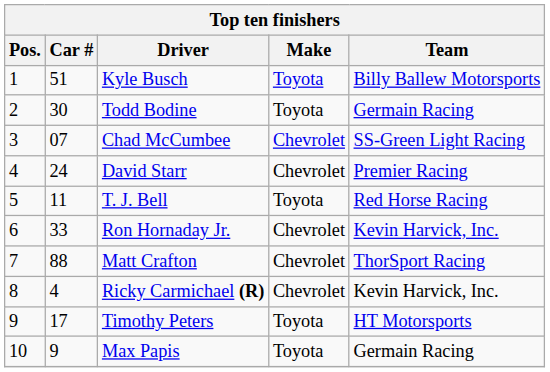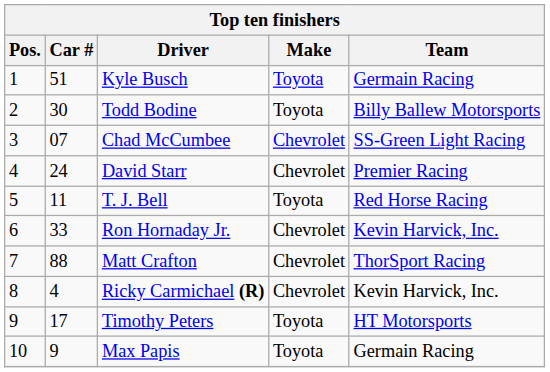(447, 80) Billy Ballew Motorsports -> (414, 80) Germain Racing
(414, 110) Germain Racing -> (447, 110) Billy Ballew Motorsports
